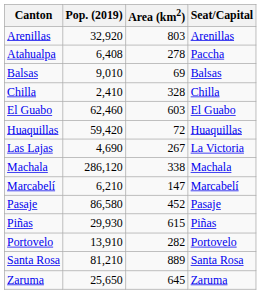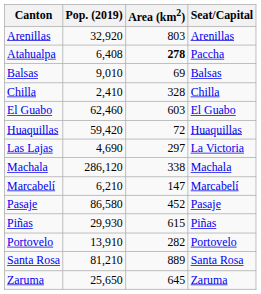(176, 54) normal -> (176, 54) bold
(176, 148) 267 -> (176, 148) 297
